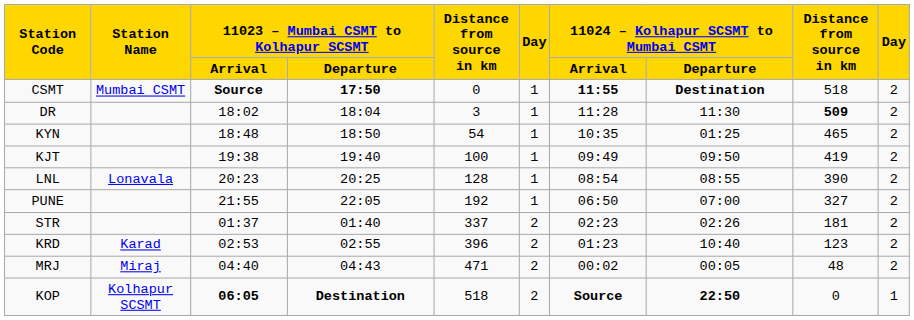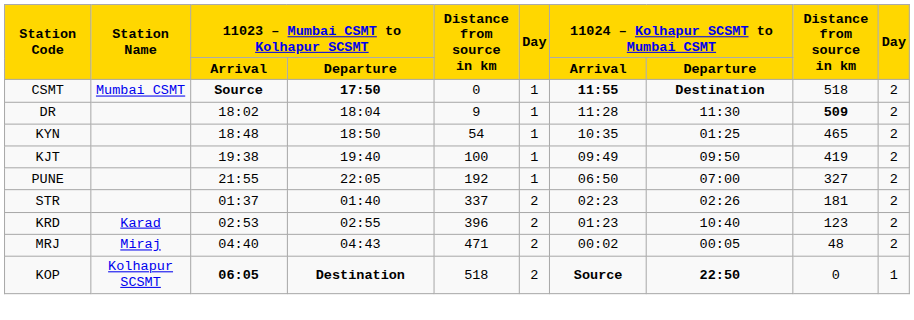(476, 113) 3 -> (476, 113) 9
- row: (48, 179)
